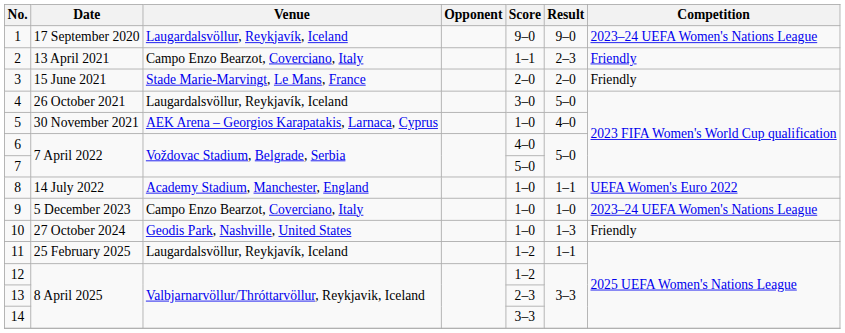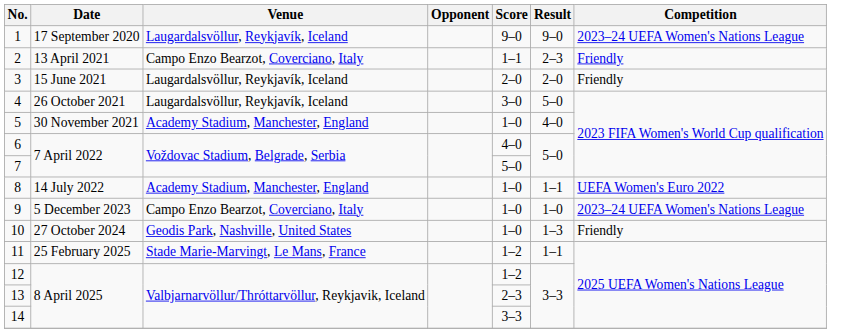(256, 79) Stade Marie-Marvingt, Le Mans, France -> (247, 79) Laugardalsvöllur, Reykjavík, Iceland
(292, 123) AEK Arena – Georgios Karapatakis, Larnaca, Cyprus -> (257, 123) Academy Stadium, Manchester, England
(247, 252) Laugardalsvöllur, Reykjavík, Iceland -> (256, 252) Stade Marie-Marvingt, Le Mans, France
